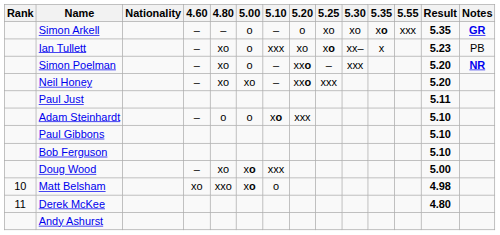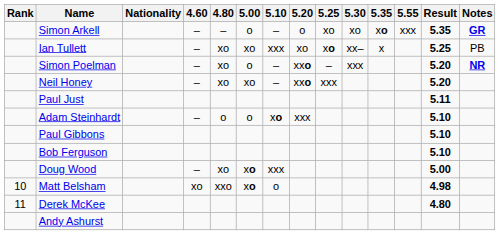(250, 48) o -> (250, 48) xo
(440, 48) 5.23 -> (440, 48) 5.25
